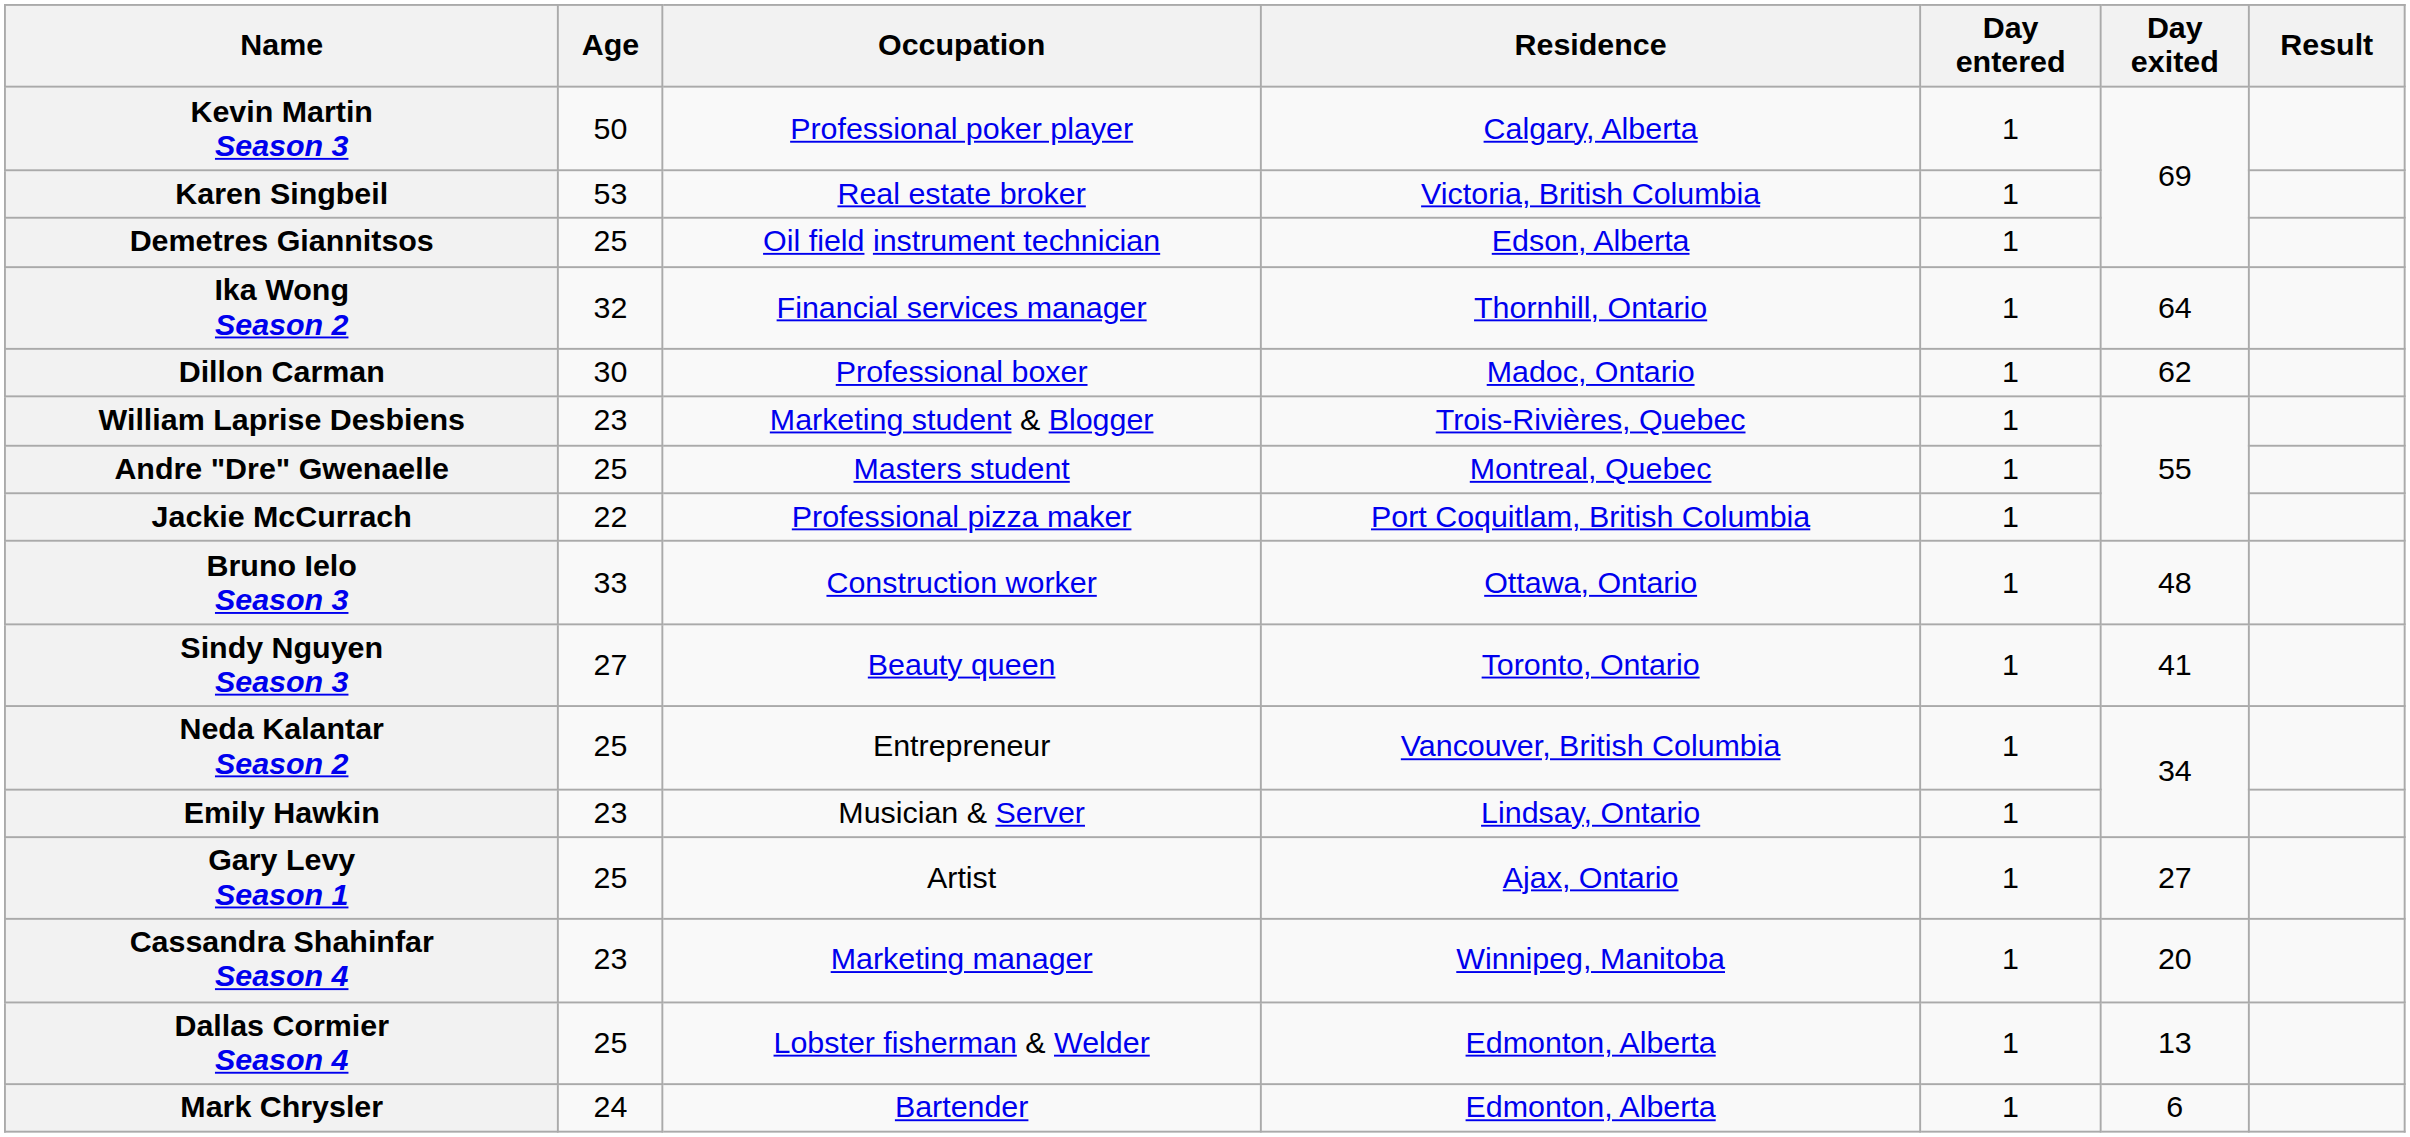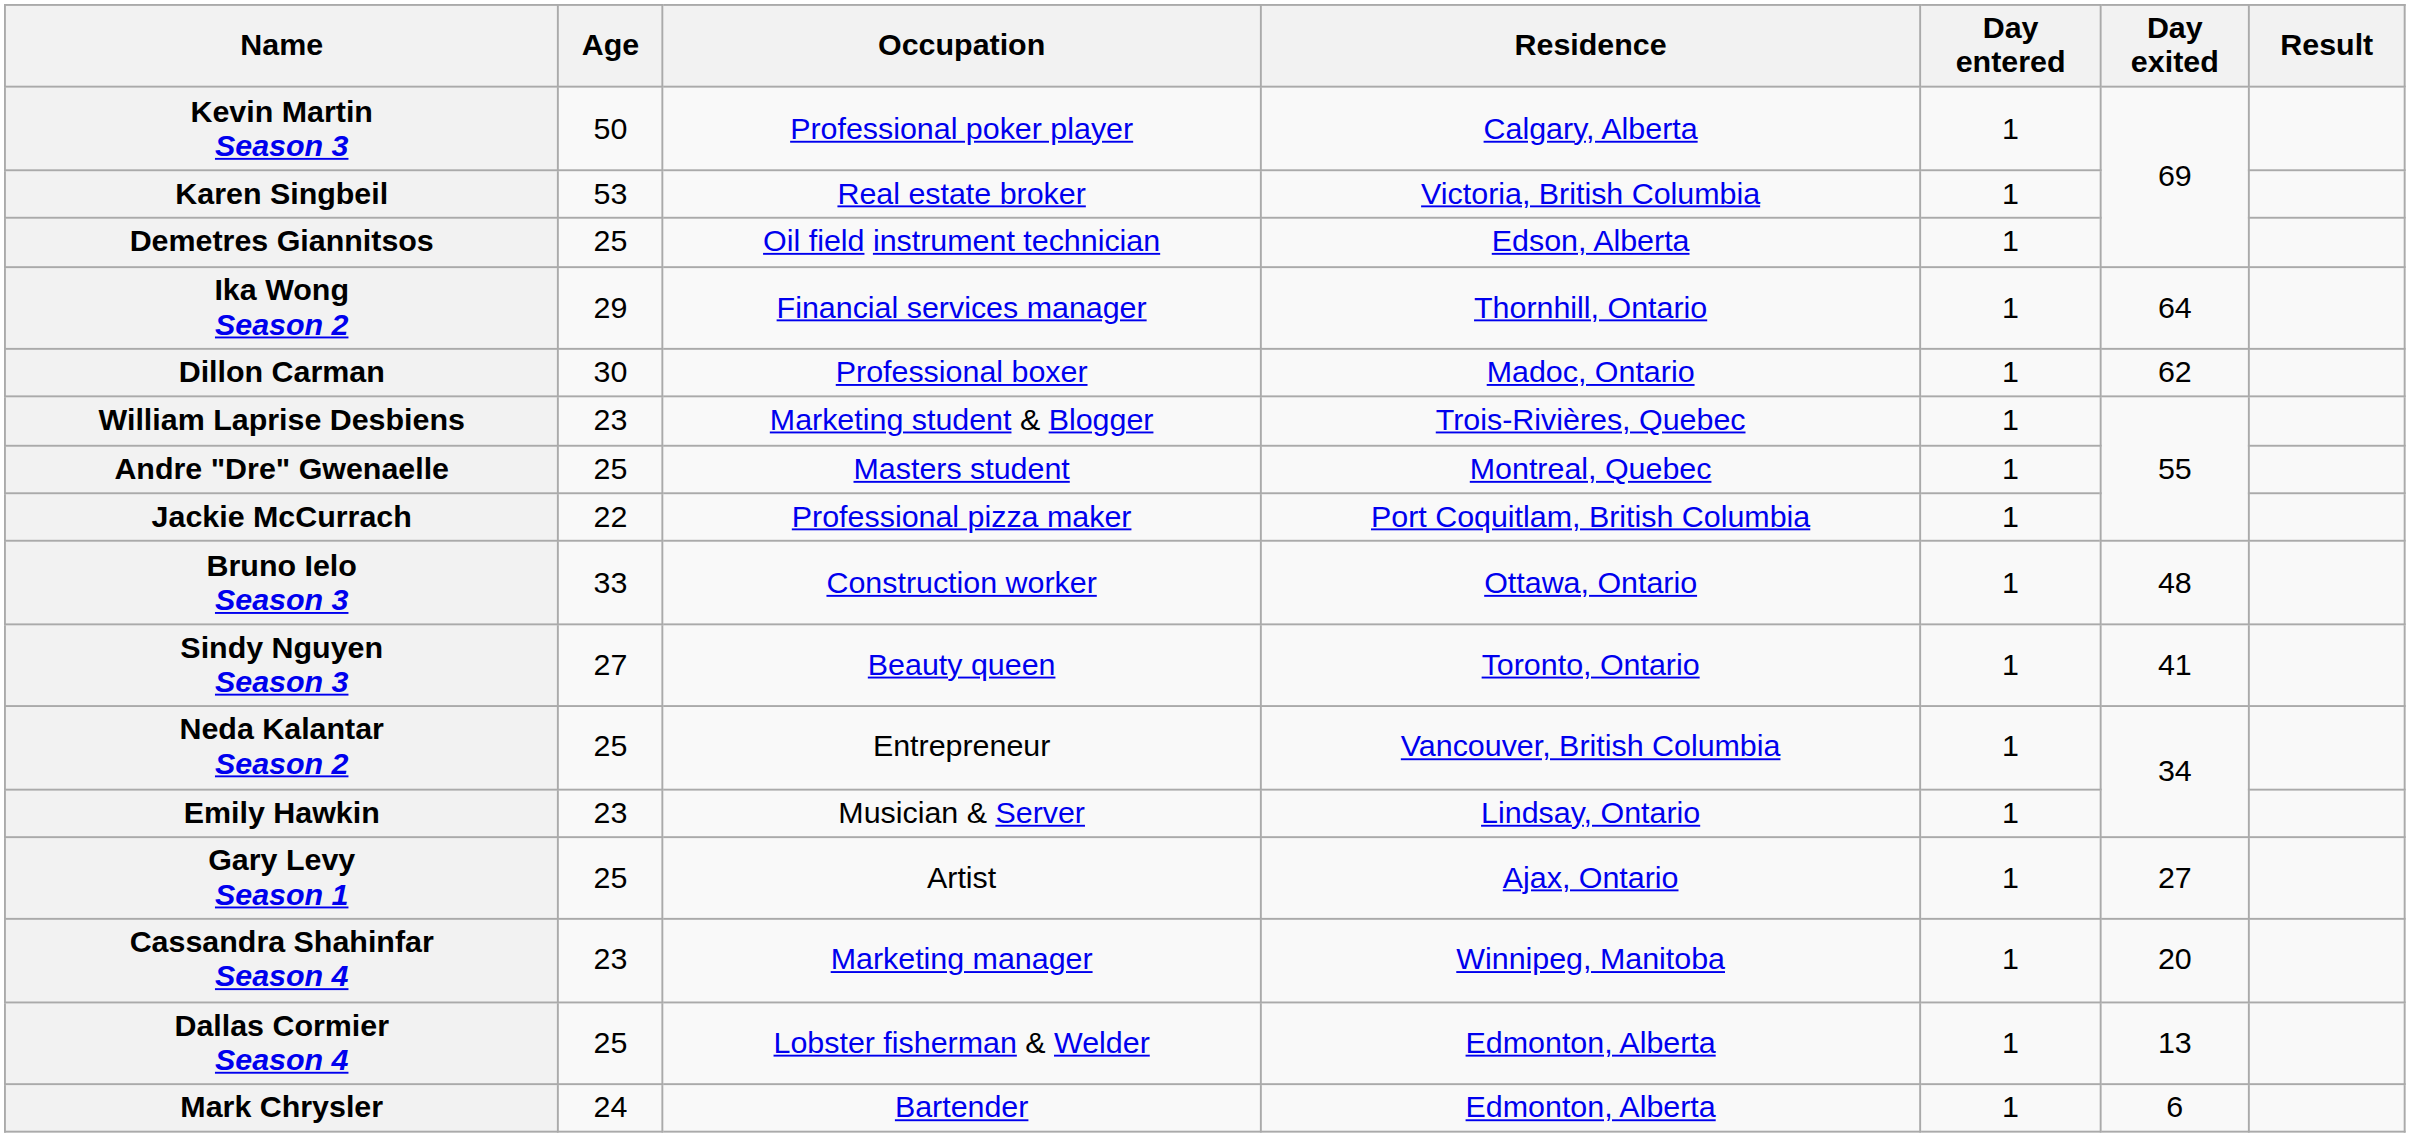(611, 306) 32 -> (611, 306) 29
